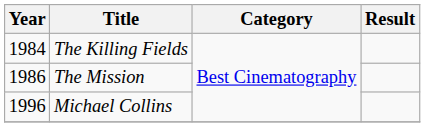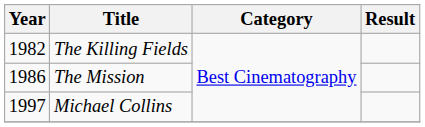(27, 48) 1984 -> (27, 48) 1982
(27, 106) 1996 -> (27, 106) 1997
